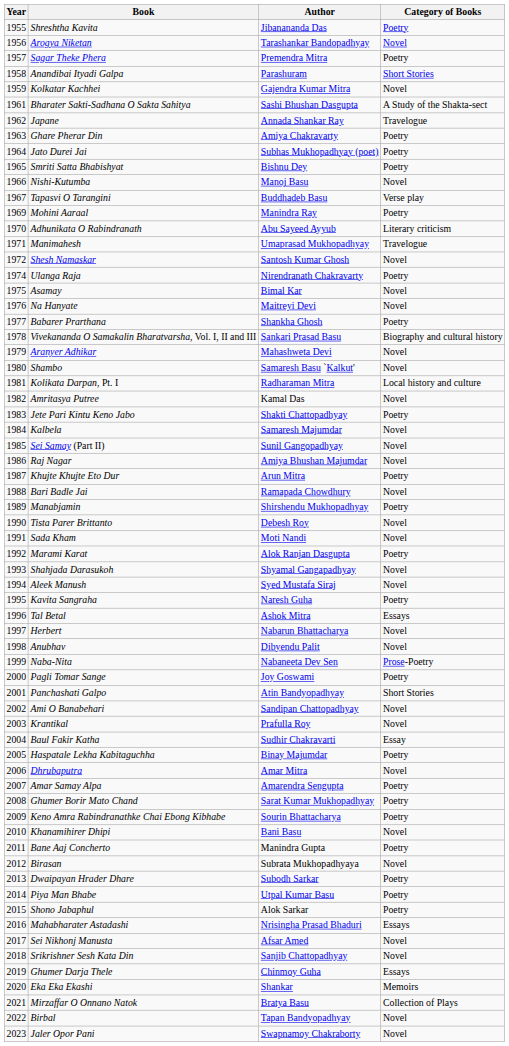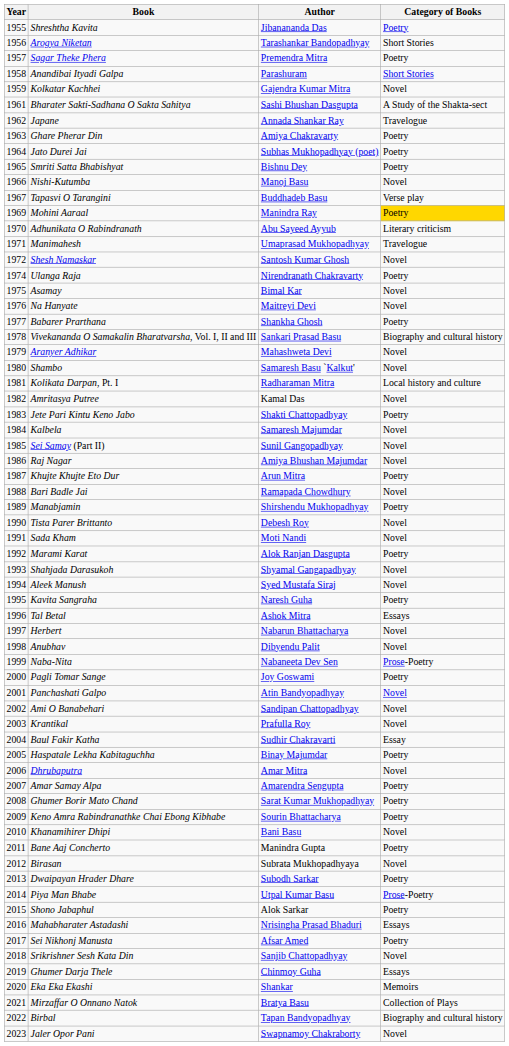(395, 43) Novel -> (408, 43) Short Stories
(396, 213) no background -> (396, 213) gold background
(408, 693) Short Stories -> (395, 693) Novel
(396, 894) Poetry -> (408, 894) Prose-Poetry
(395, 940) Novel -> (396, 940) Poetry
(395, 1018) Novel -> (443, 1018) Biography and cultural history
